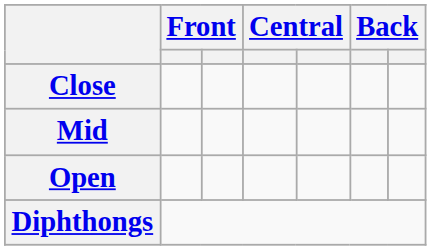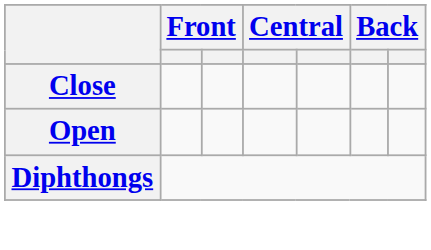- row: (82, 131)
